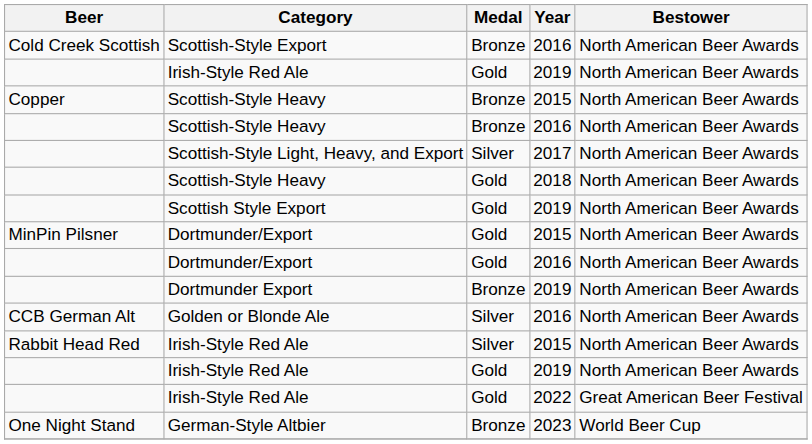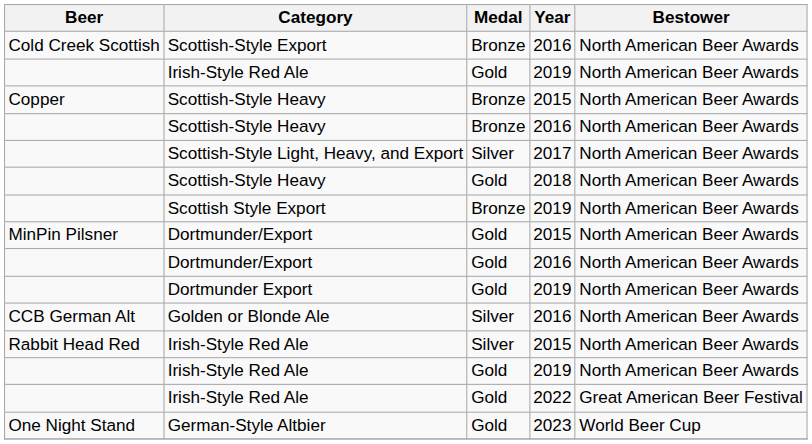(489, 208) Gold -> (498, 208) Bronze
(498, 289) Bronze -> (489, 289) Gold
(498, 425) Bronze -> (489, 425) Gold
